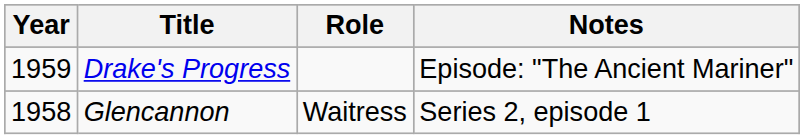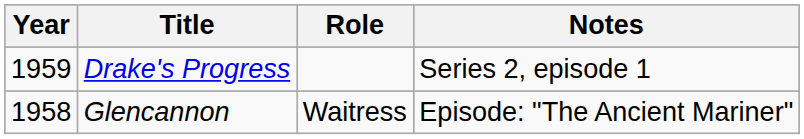(606, 68) Episode: "The Ancient Mariner" -> (535, 68) Series 2, episode 1
(535, 111) Series 2, episode 1 -> (606, 111) Episode: "The Ancient Mariner"
